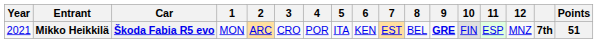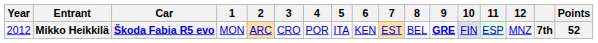(19, 30) 2021 -> (19, 30) 2012
(574, 30) 51 -> (574, 30) 52
